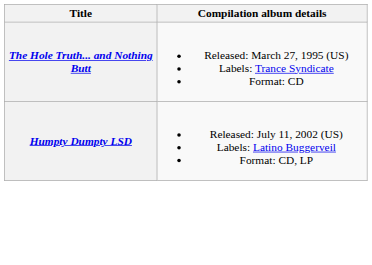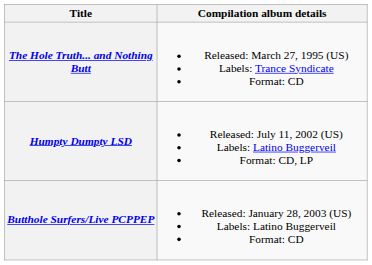+ row: (81, 220)
